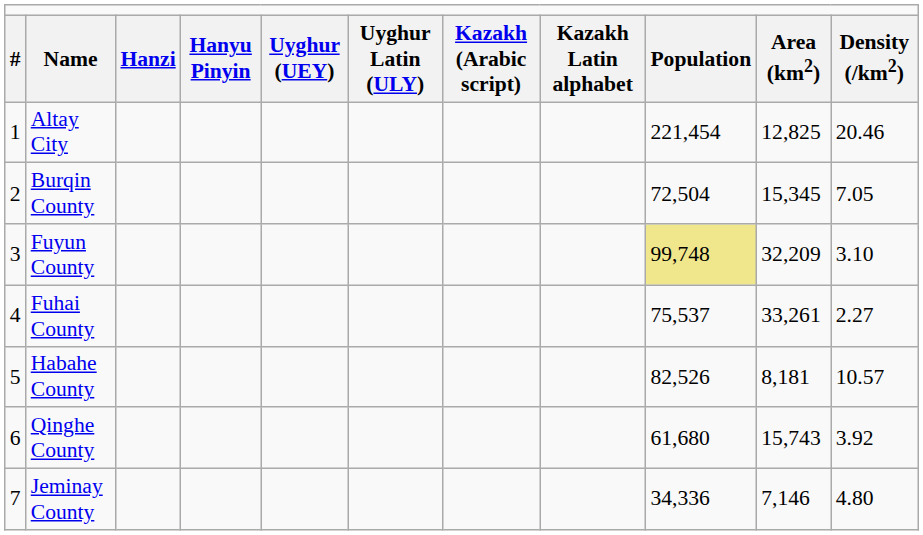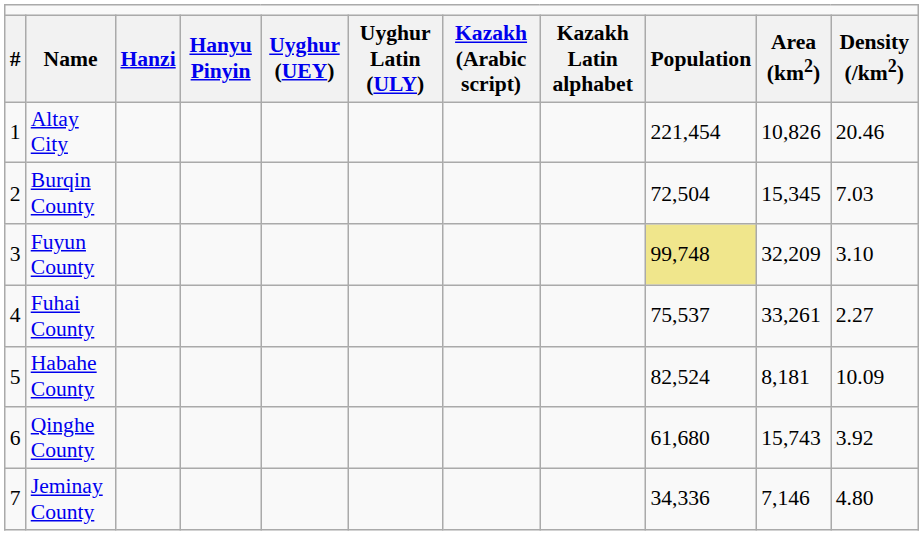(791, 132) 12,825 -> (791, 132) 10,826
(855, 193) 7.05 -> (855, 193) 7.03
(680, 376) 82,526 -> (680, 376) 82,524
(860, 376) 10.57 -> (860, 376) 10.09
